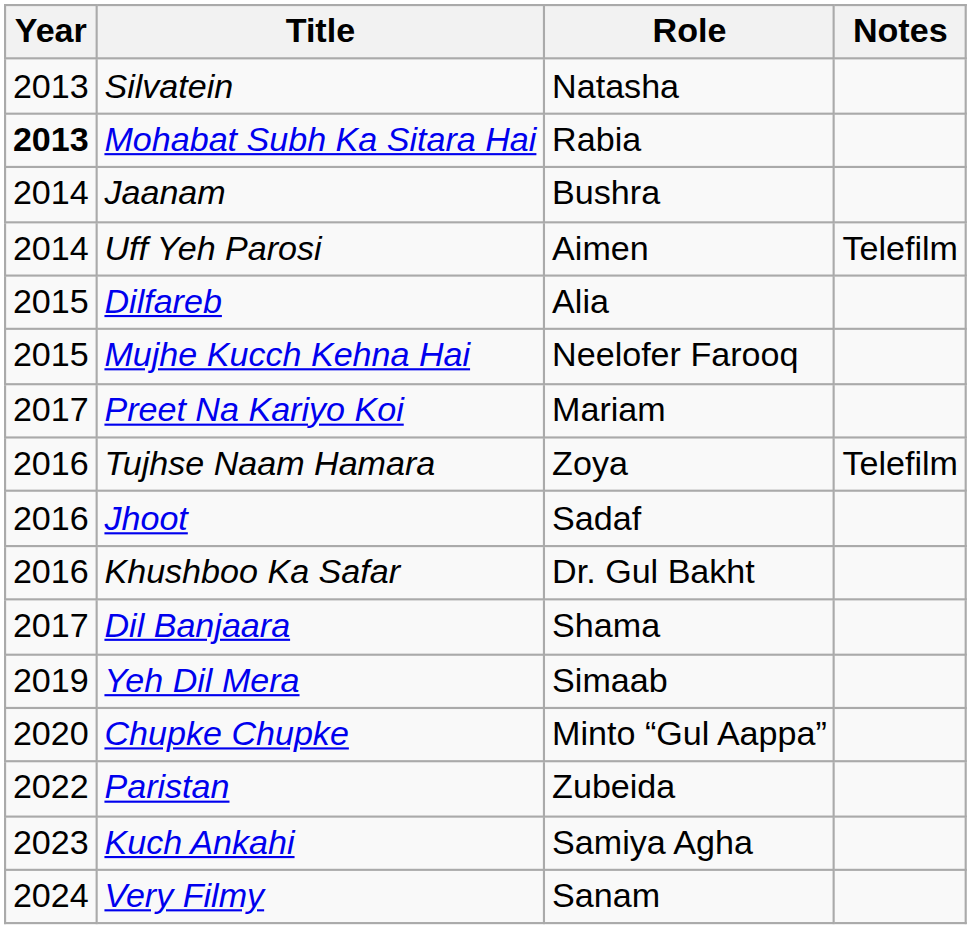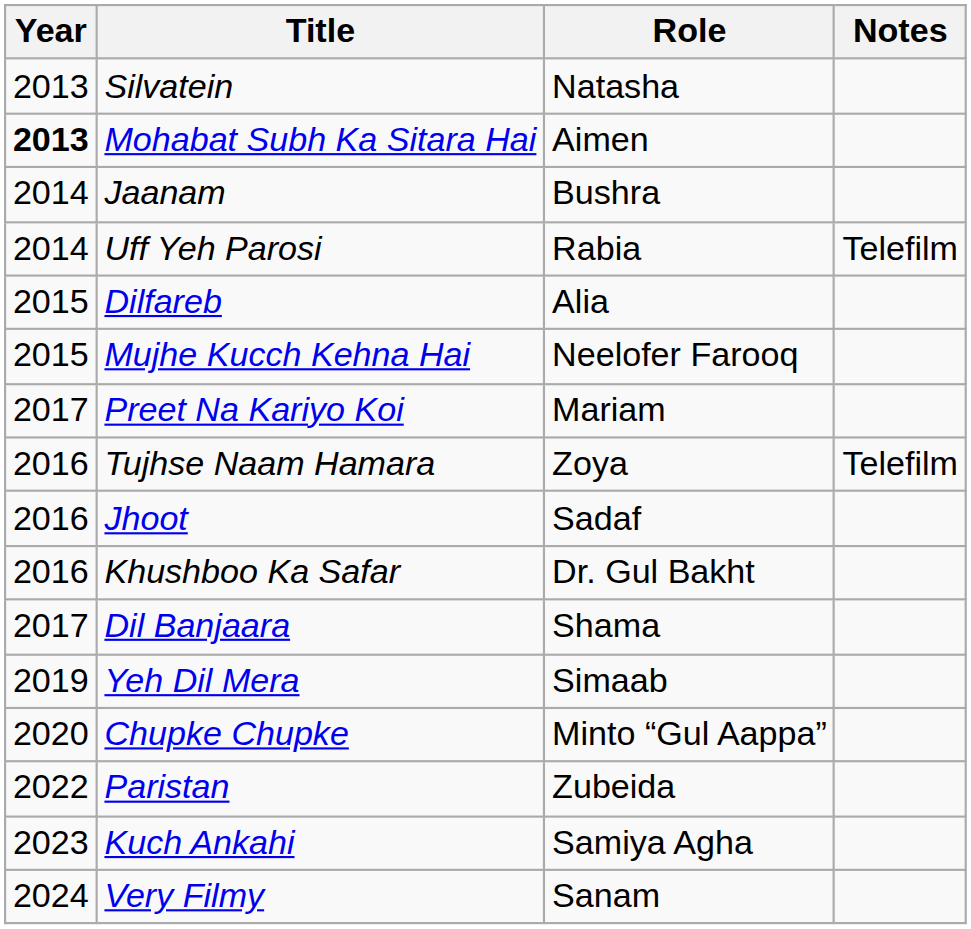(597, 139) Rabia -> (600, 139) Aimen
(600, 247) Aimen -> (597, 247) Rabia
